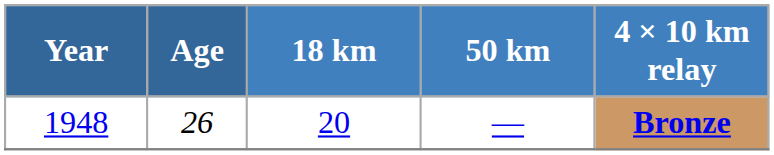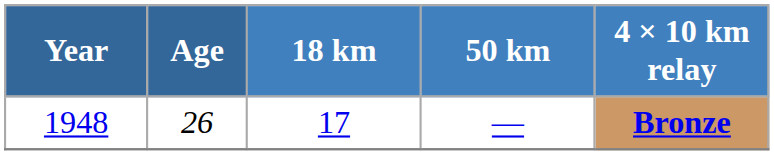(334, 122) 20 -> (334, 122) 17
